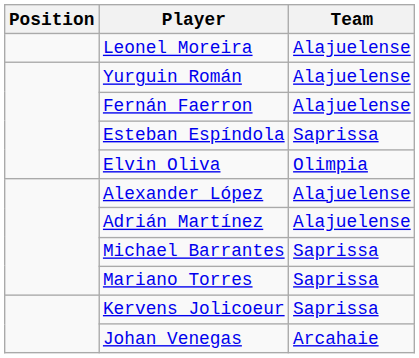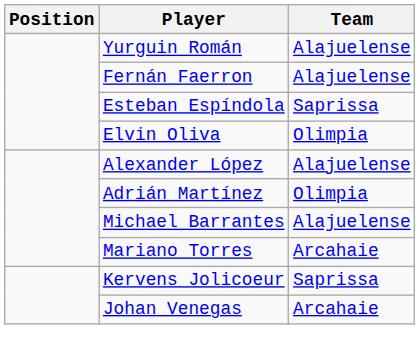- row: (178, 48)
(352, 222) Alajuelense -> (330, 193) Olimpia
(336, 251) Saprissa -> (352, 222) Alajuelense
(336, 280) Saprissa -> (336, 251) Arcahaie
